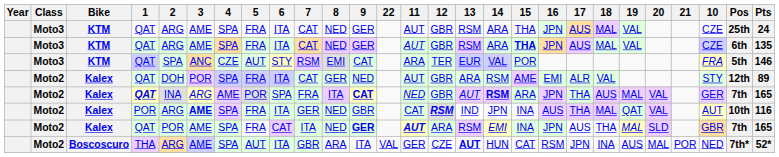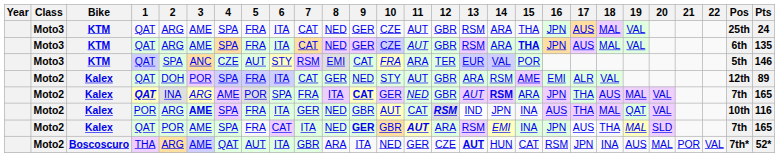columns swapped: (713, 12) <-> (389, 12)
(228, 144) SPA -> (228, 144) QAT
